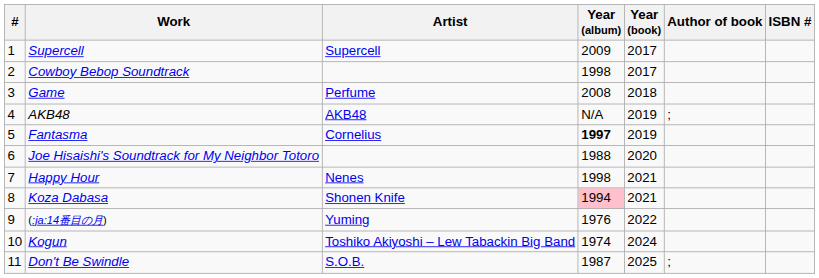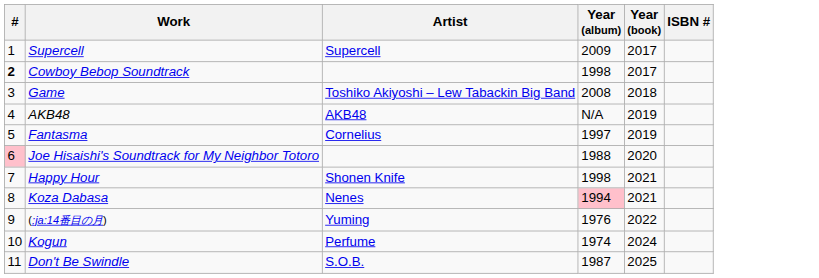- column: (715, 22)
(11, 72) normal -> (11, 72) bold
(350, 93) Perfume -> (450, 93) Toshiko Akiyoshi – Lew Tabackin Big Band
(596, 135) bold -> (596, 135) normal
(11, 156) no background -> (11, 156) pink background
(344, 177) Nenes -> (365, 177) Shonen Knife
(365, 198) Shonen Knife -> (344, 198) Nenes
(450, 241) Toshiko Akiyoshi – Lew Tabackin Big Band -> (350, 241) Perfume
